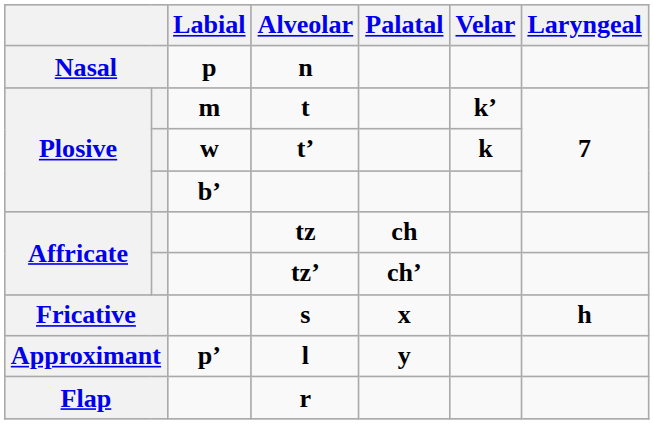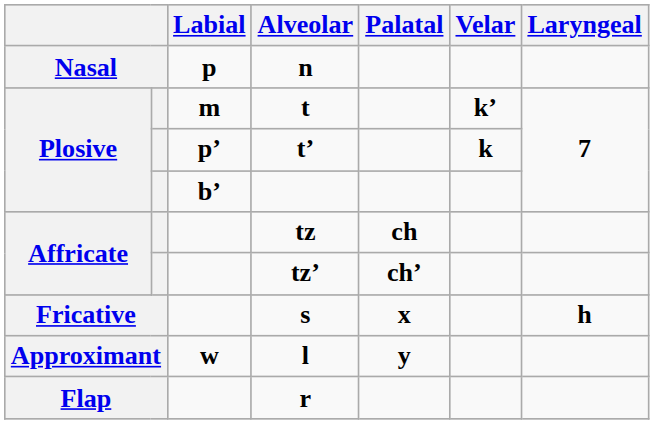(209, 149) w -> (209, 149) pʼ
(209, 356) pʼ -> (209, 356) w
